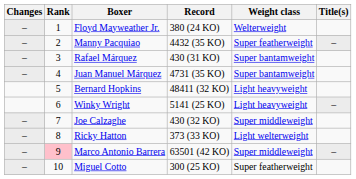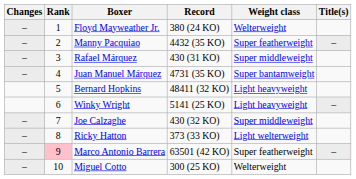(274, 58) Super bantamweight -> (273, 58) Super middleweight
(273, 151) Super middleweight -> (273, 151) Super featherweight
(273, 167) Super featherweight -> (260, 167) Welterweight
